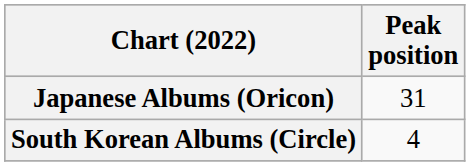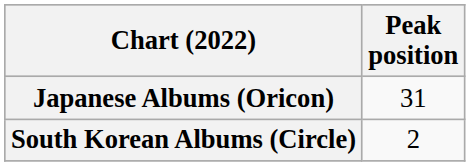(413, 139) 4 -> (413, 139) 2
